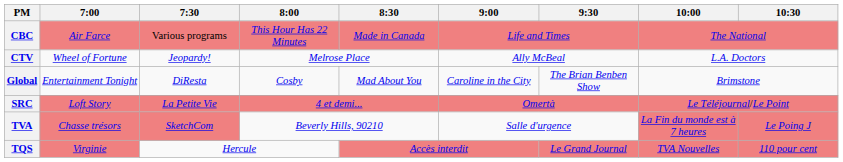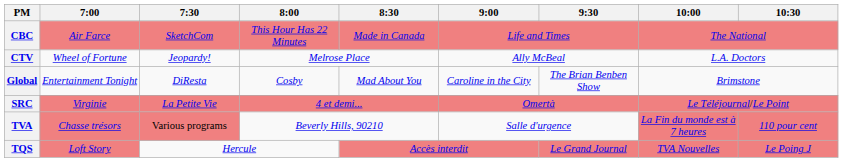(189, 35) Various programs -> (189, 35) SketchCom
(90, 103) Loft Story -> (90, 103) Virginie
(189, 126) SketchCom -> (189, 126) Various programs
(788, 126) Le Poing J -> (788, 126) 110 pour cent
(90, 148) Virginie -> (90, 148) Loft Story
(788, 148) 110 pour cent -> (788, 148) Le Poing J
